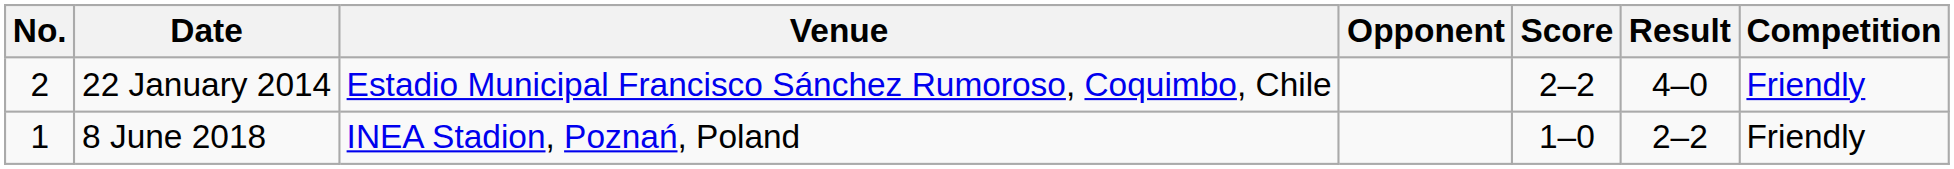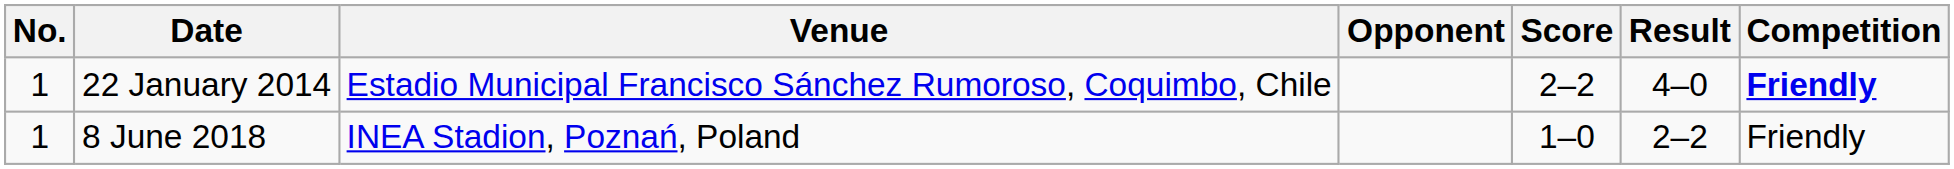(40, 84) 2 -> (40, 84) 1
(1806, 84) normal -> (1811, 84) bold
